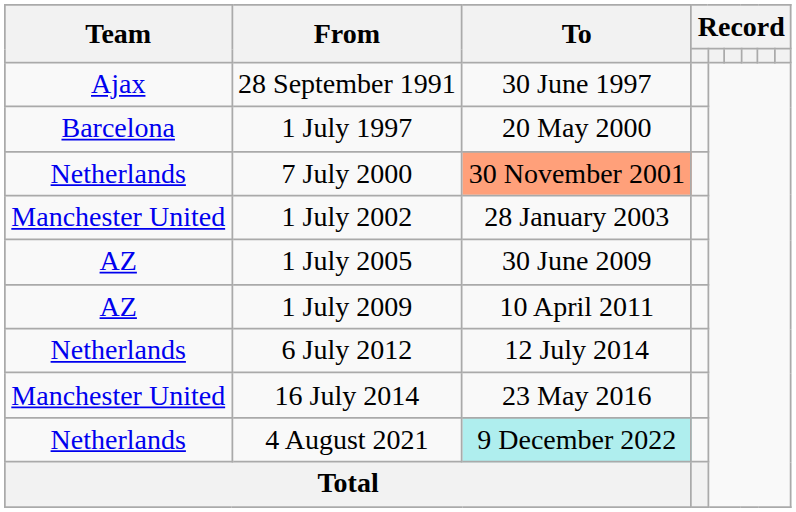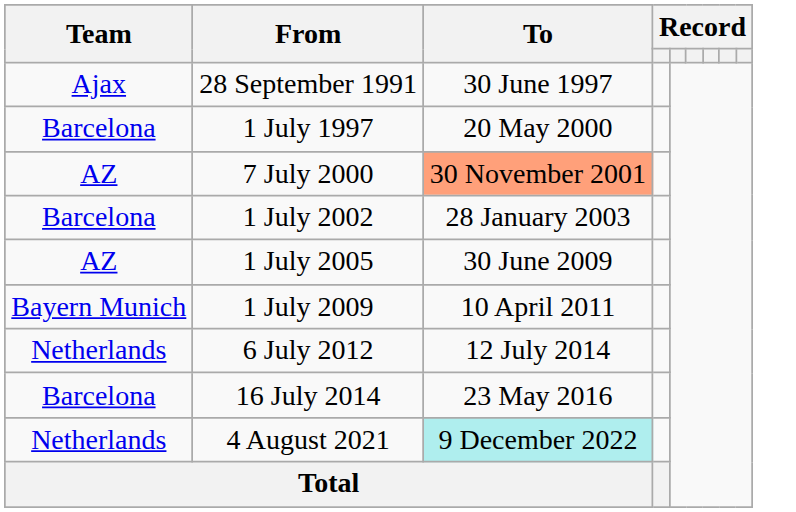(118, 172) Netherlands -> (99, 172) AZ
(118, 217) Manchester United -> (99, 217) Barcelona
(118, 306) AZ -> (99, 306) Bayern Munich
(118, 394) Manchester United -> (99, 394) Barcelona
